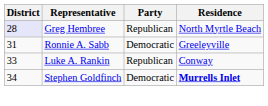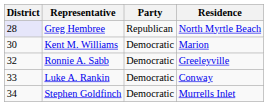+ row: (81, 45)
(12, 45) 31 -> (12, 61) 32
(149, 61) Republican -> (150, 77) Democratic
(209, 77) bold -> (207, 93) normal
